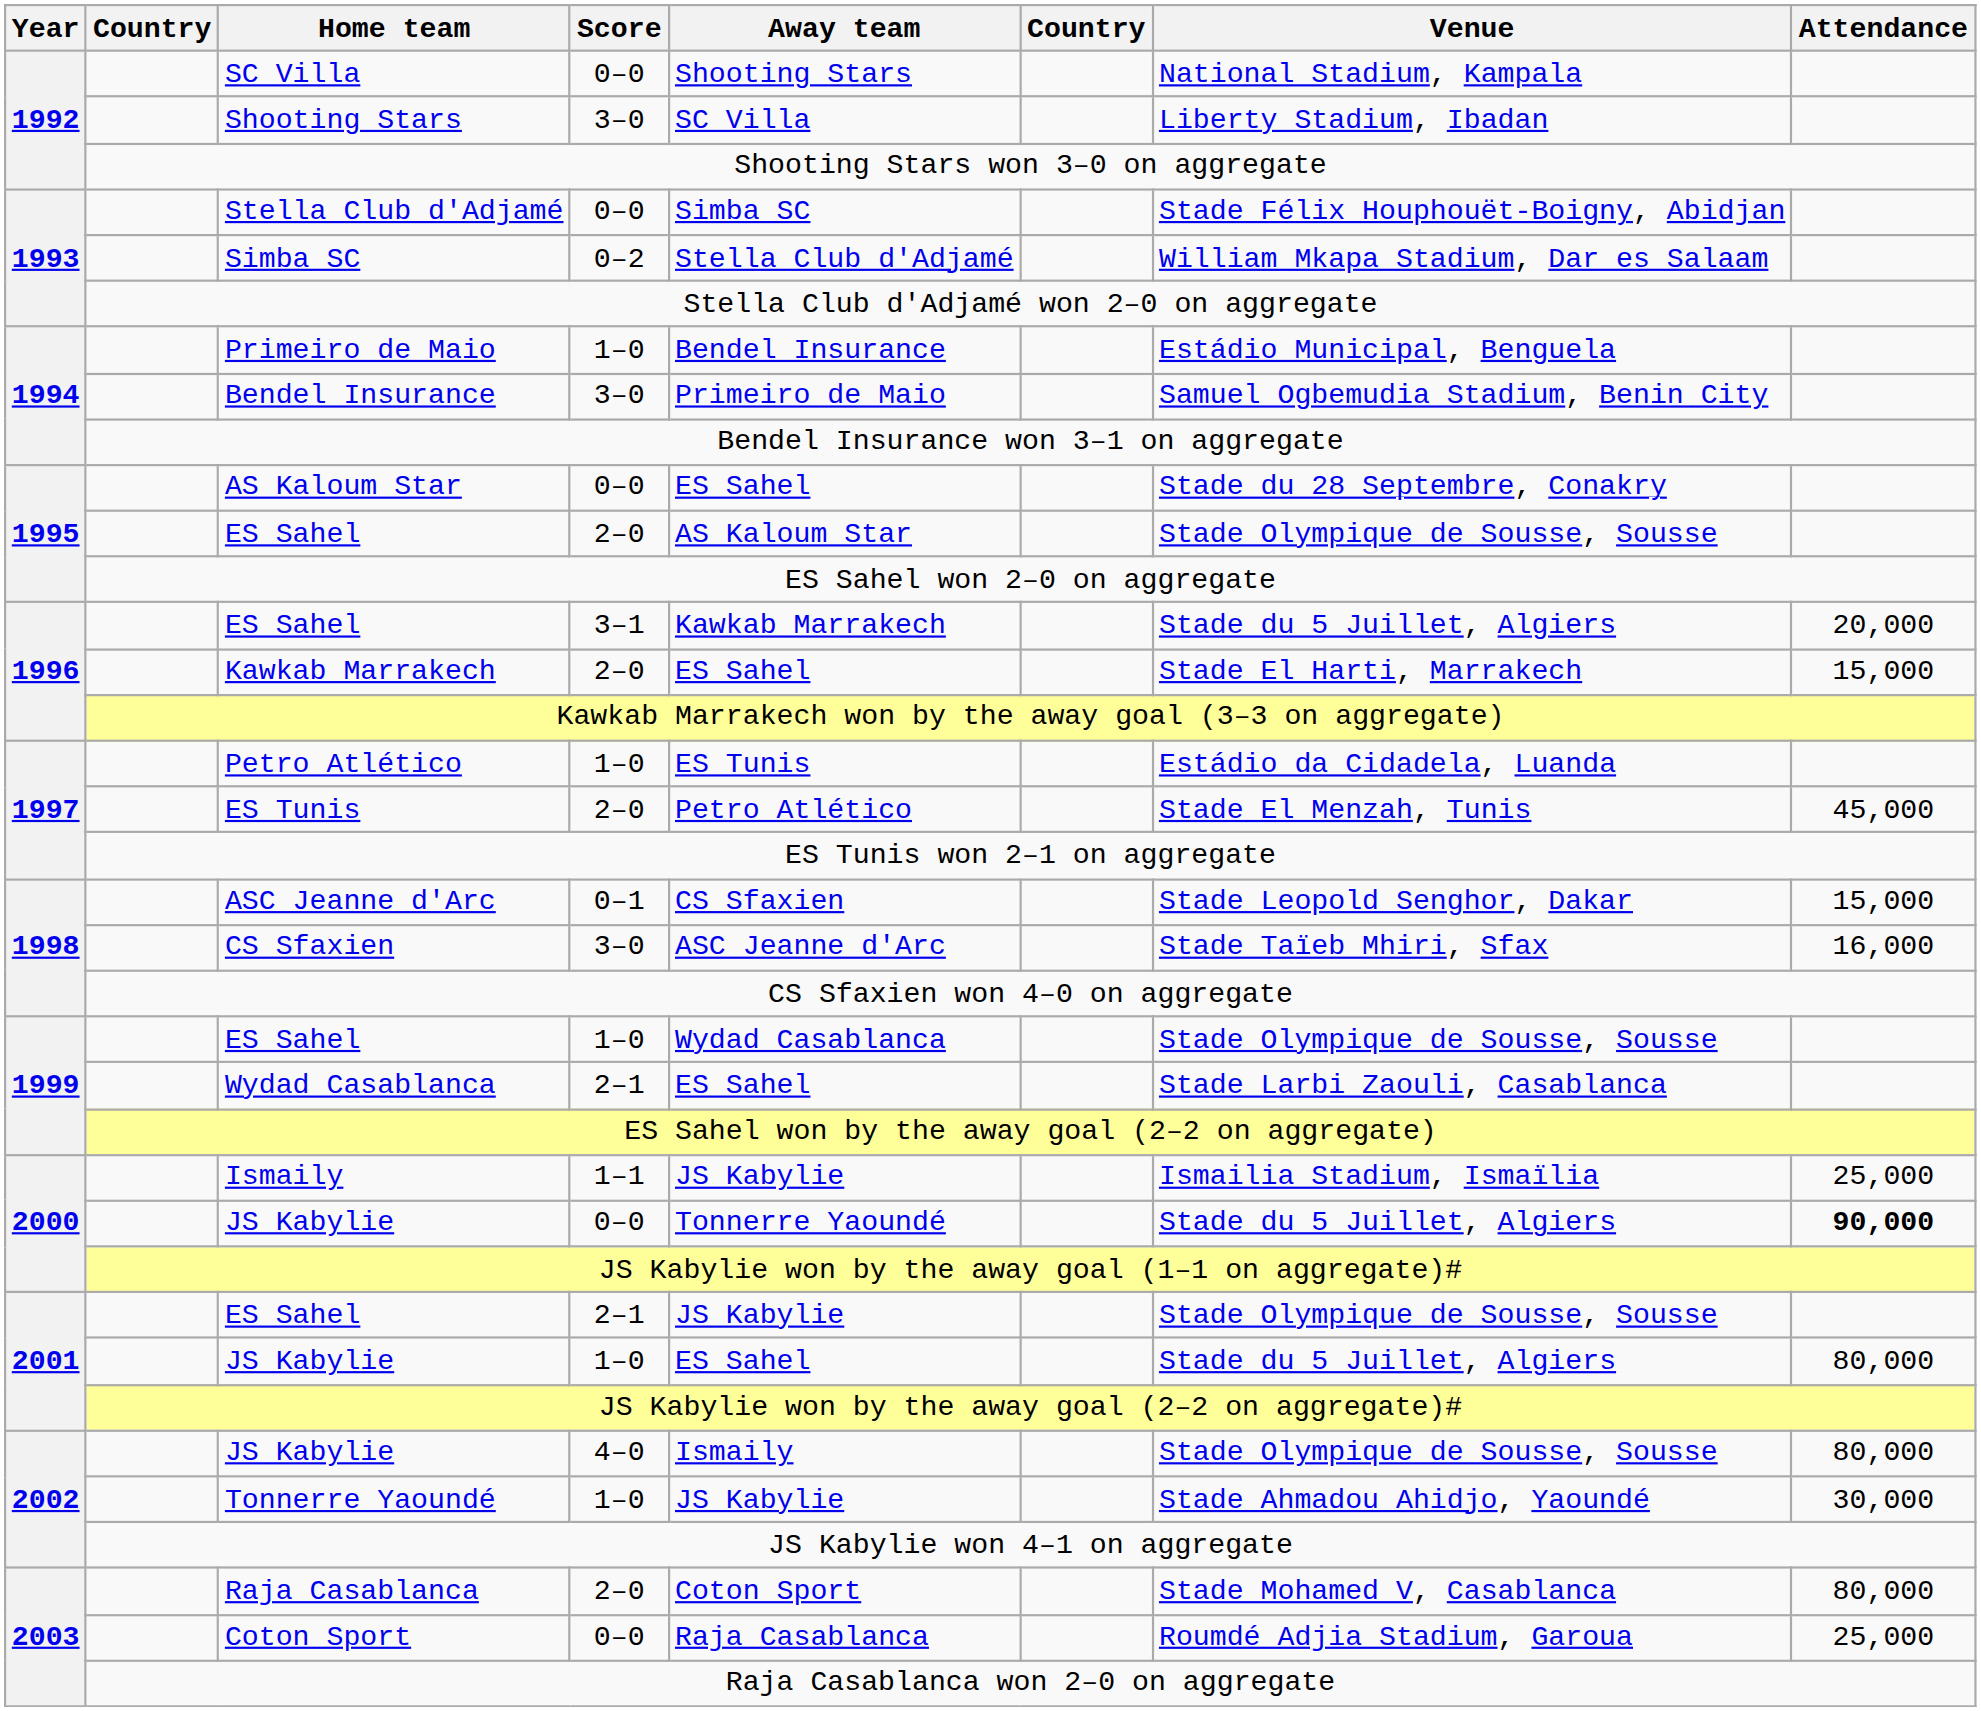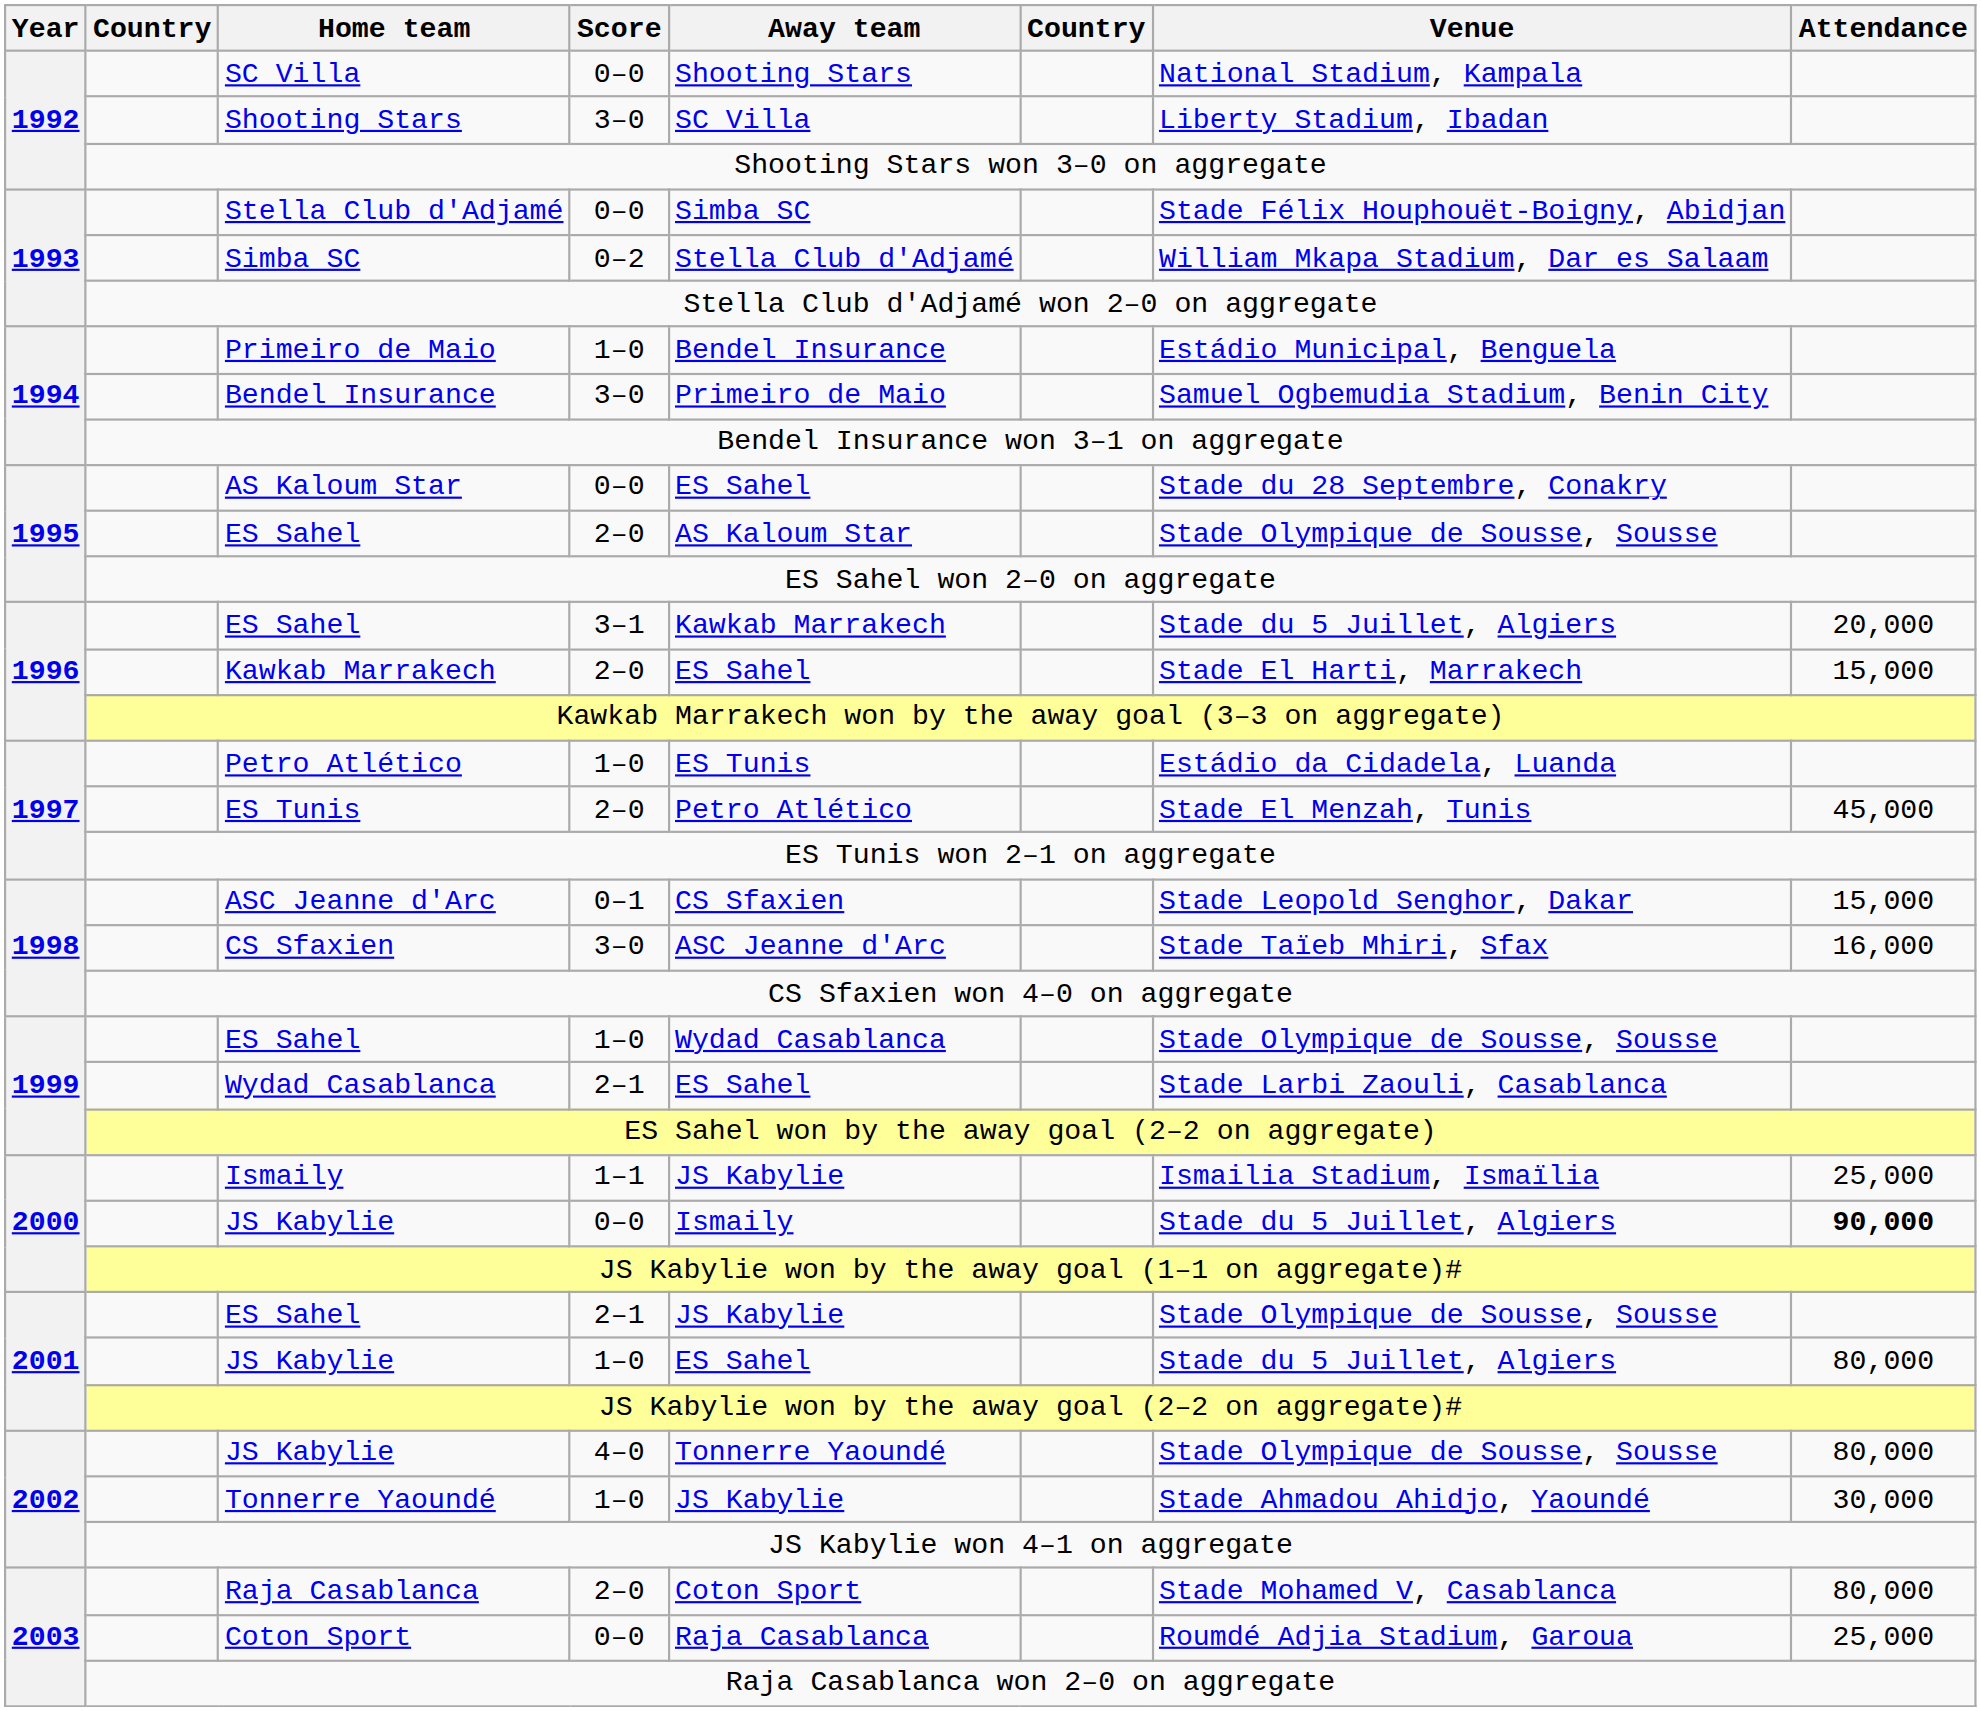(810, 1223) Tonnerre Yaoundé -> (734, 1223) Ismaily
(734, 1453) Ismaily -> (810, 1453) Tonnerre Yaoundé
